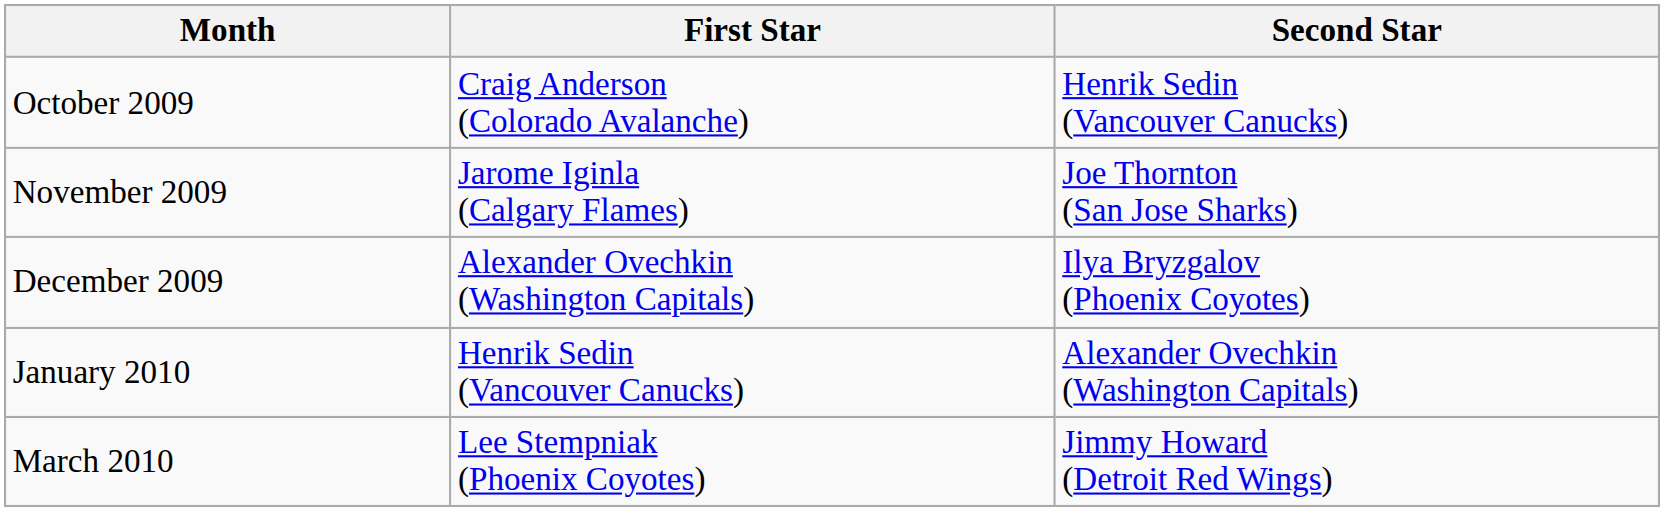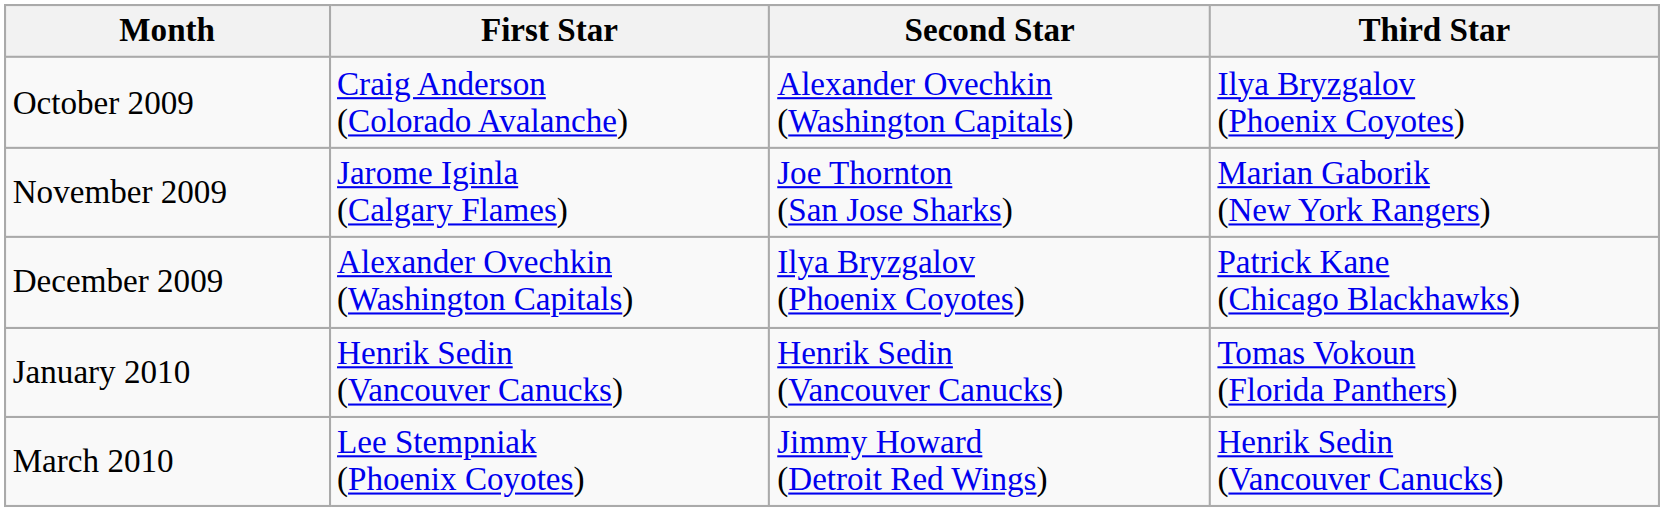+ column: (1434, 30)
(1205, 101) Henrik Sedin (Vancouver Canucks) -> (925, 101) Alexander Ovechkin (Washington Capitals)
(1210, 371) Alexander Ovechkin (Washington Capitals) -> (920, 371) Henrik Sedin (Vancouver Canucks)
